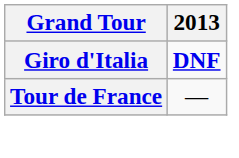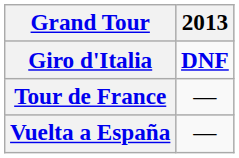+ row: (90, 133)
